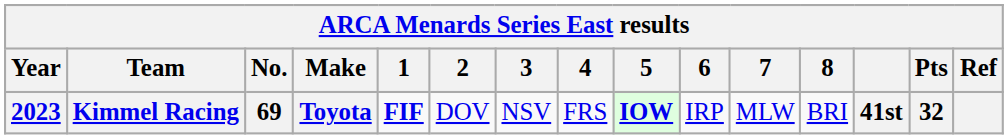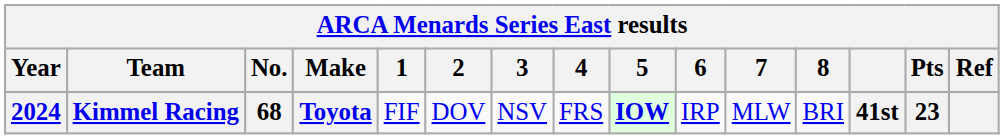(36, 112) 2023 -> (36, 112) 2024
(269, 112) 69 -> (269, 112) 68
(404, 112) bold -> (402, 112) normal
(931, 112) 32 -> (927, 112) 23
